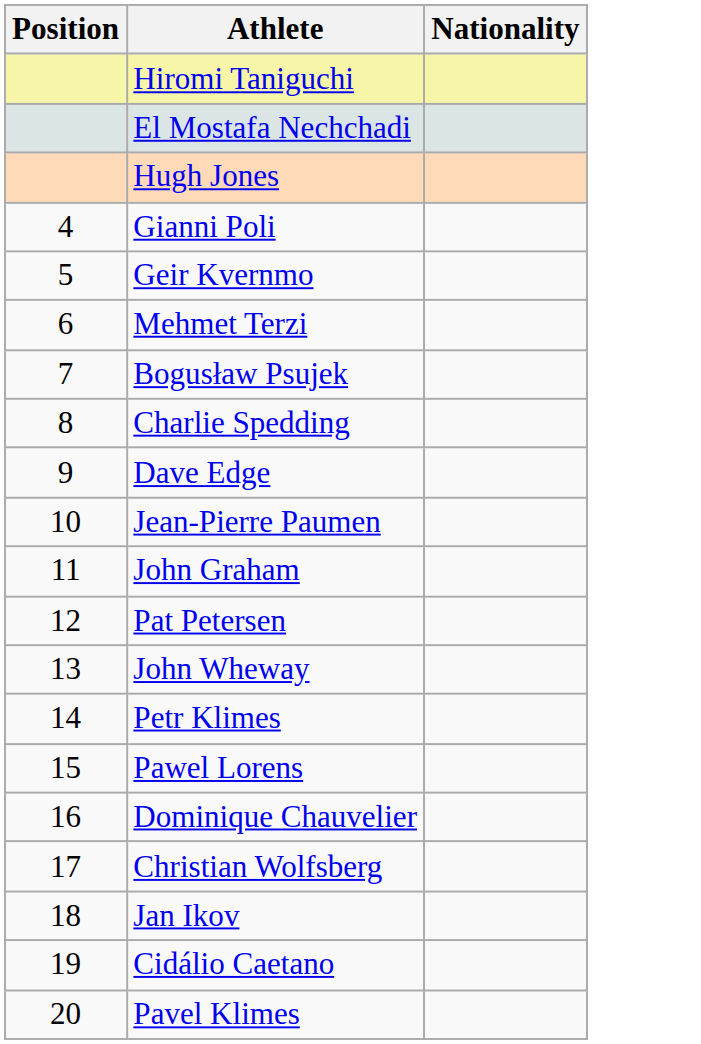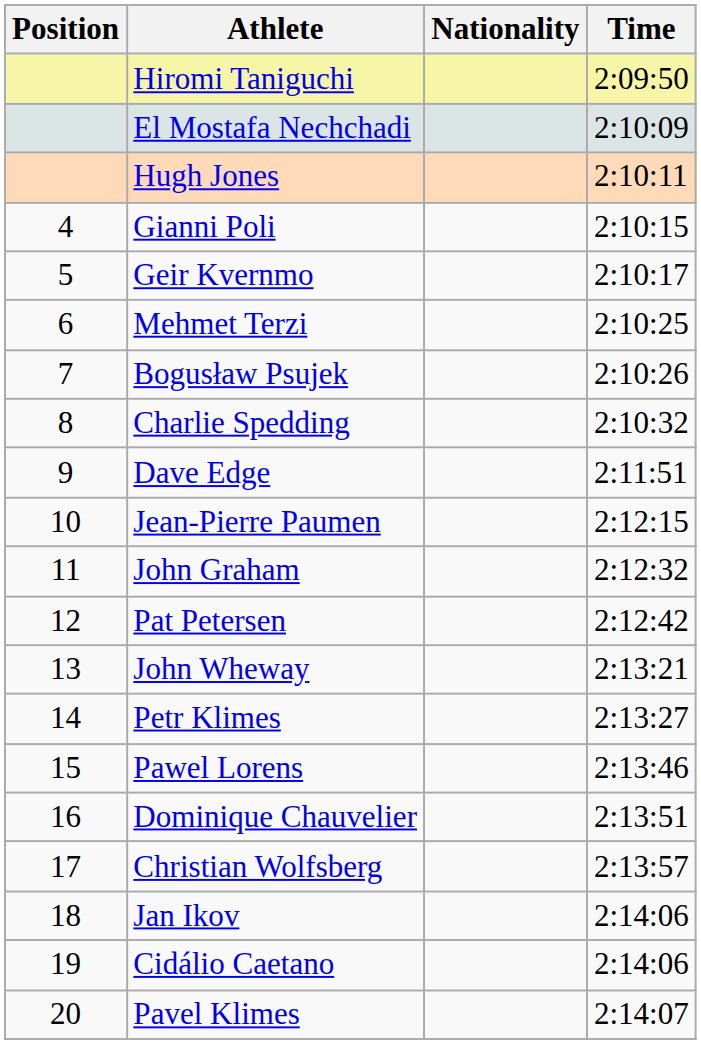+ column: (641, 29)
